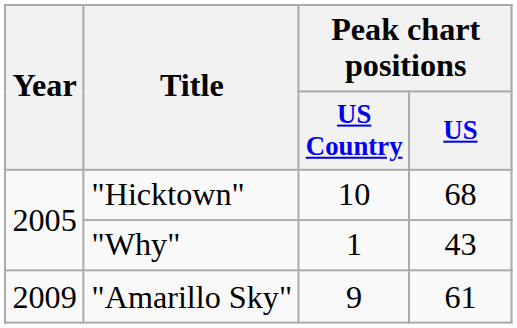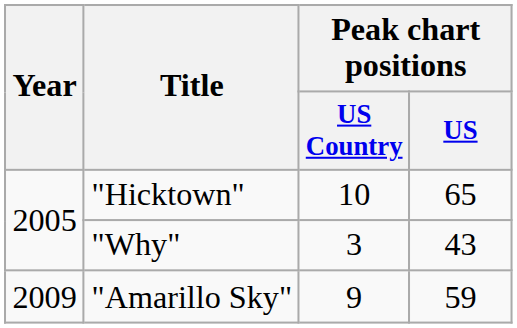(460, 194) 68 -> (460, 194) 65
(354, 245) 1 -> (354, 245) 3
(460, 296) 61 -> (460, 296) 59
